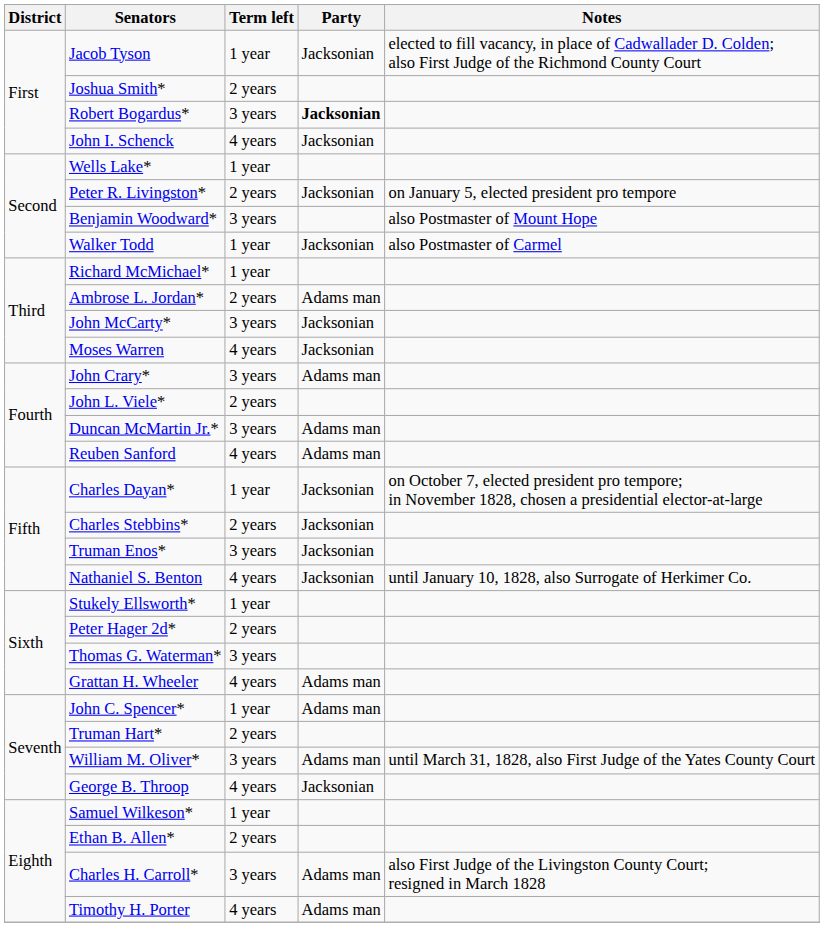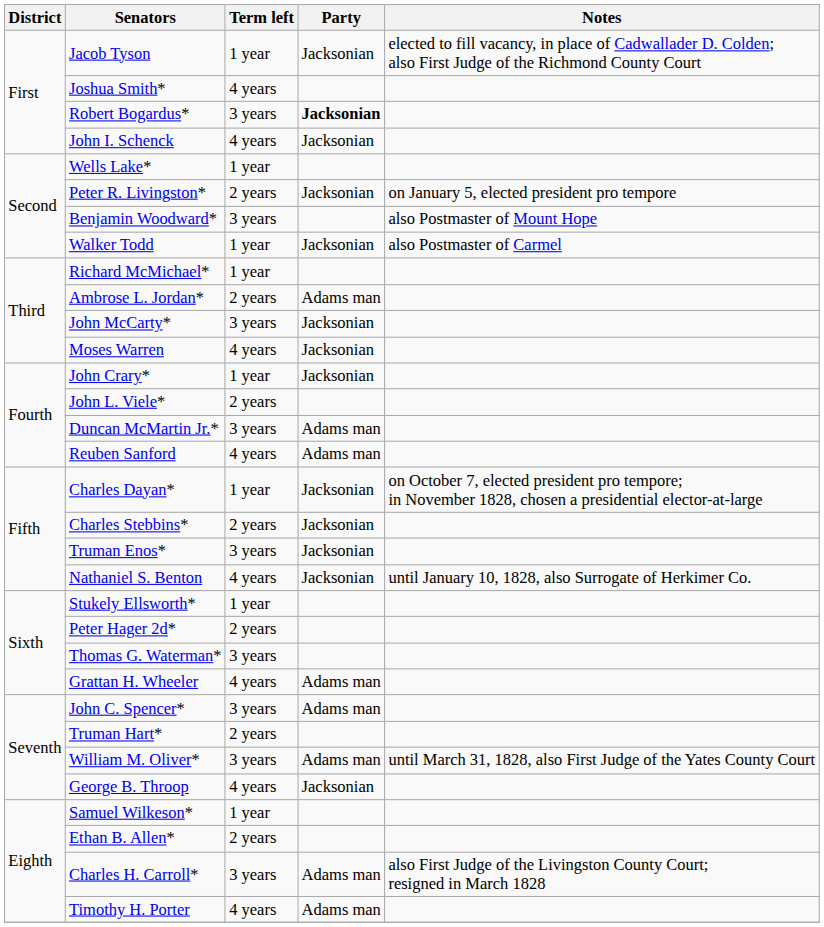(253, 88) 2 years -> (253, 88) 4 years
(253, 375) 3 years -> (250, 375) 1 year
(341, 375) Adams man -> (338, 375) Jacksonian
(250, 708) 1 year -> (253, 708) 3 years
